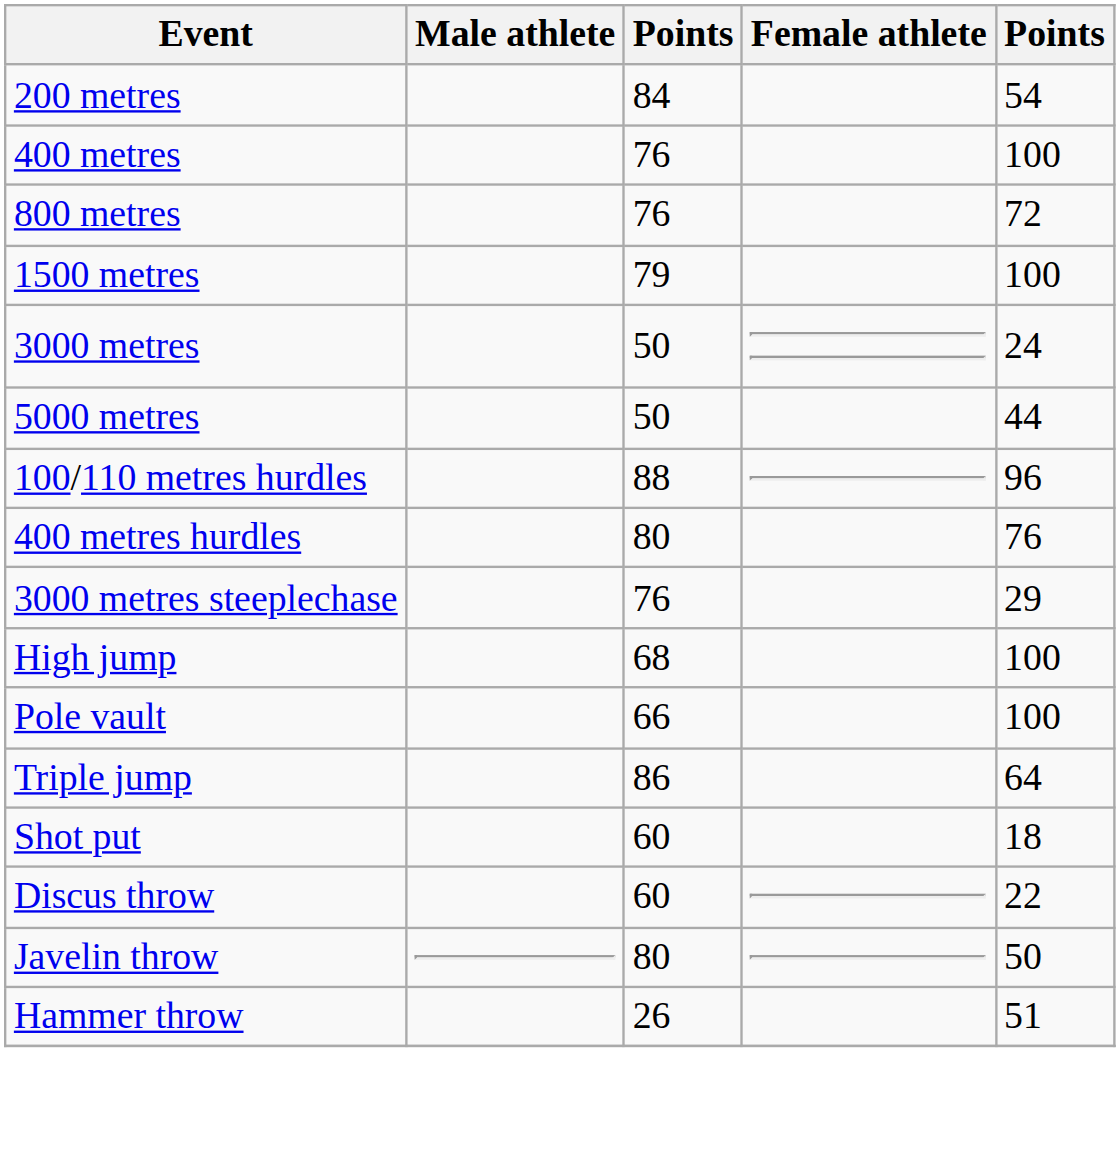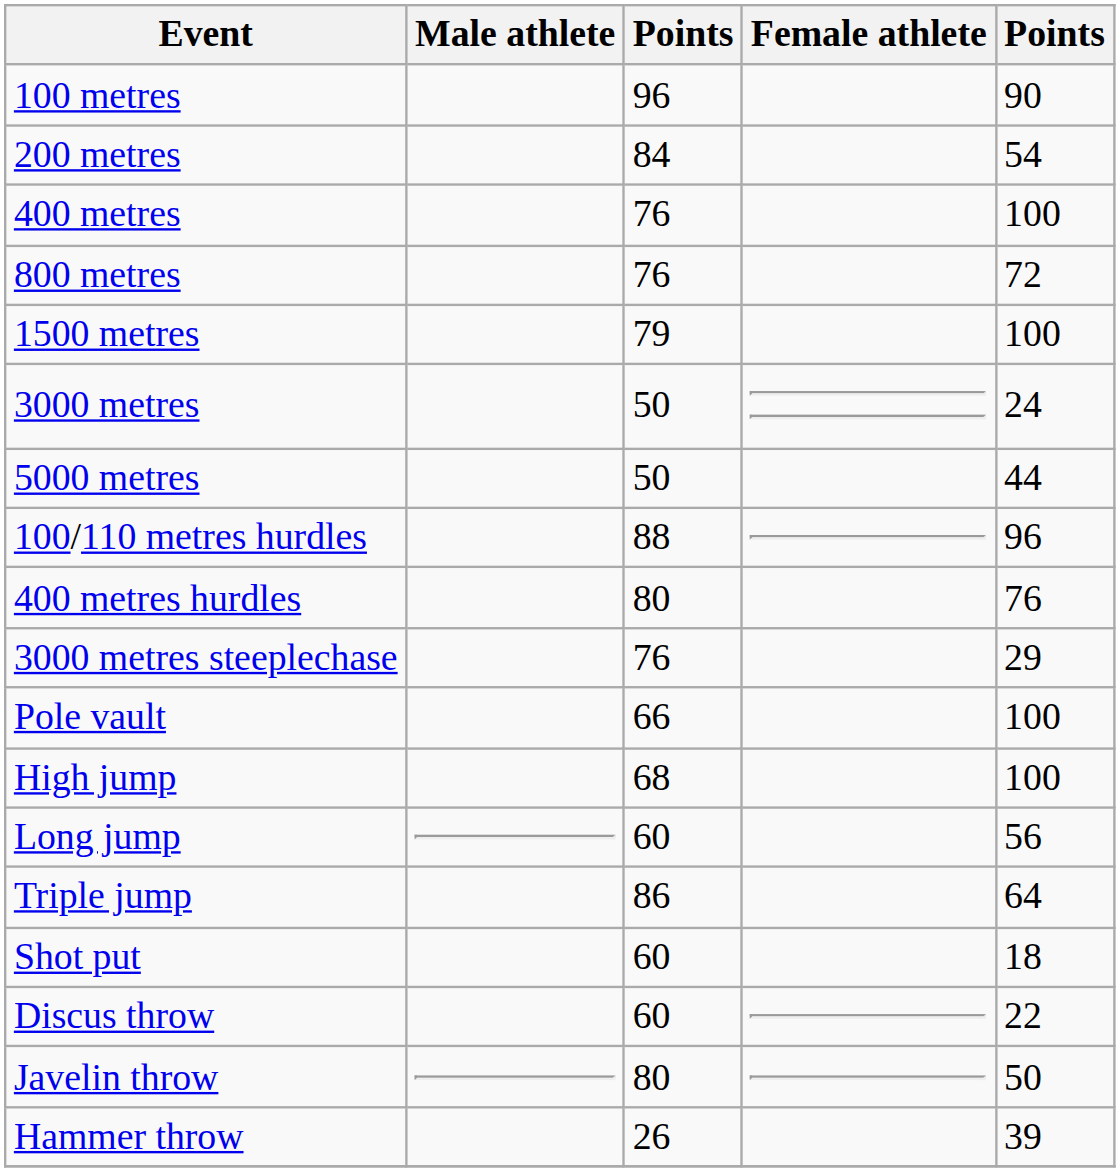+ row: (97, 94)
rows swapped: (90, 716) <-> (95, 656)
+ row: (97, 836)
(1023, 1016) 51 -> (1023, 1135) 39
